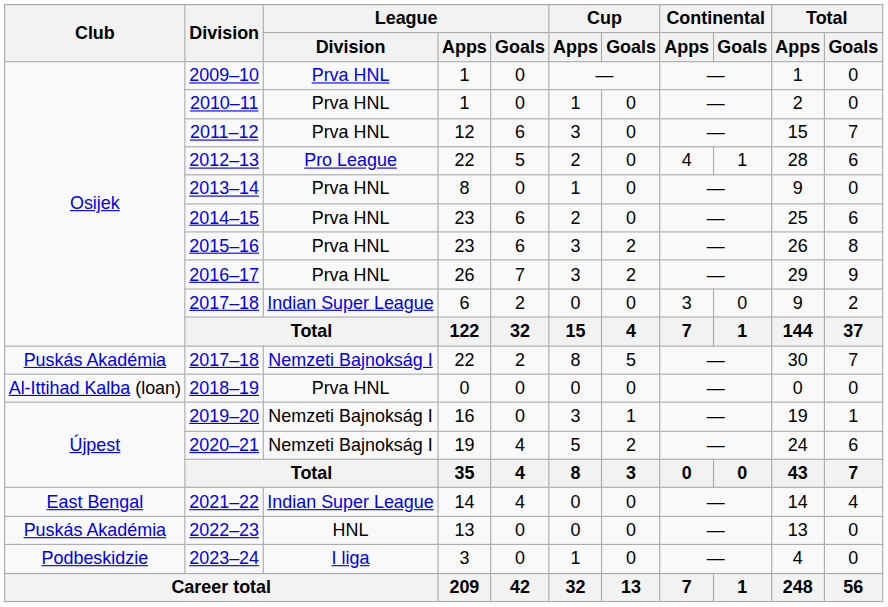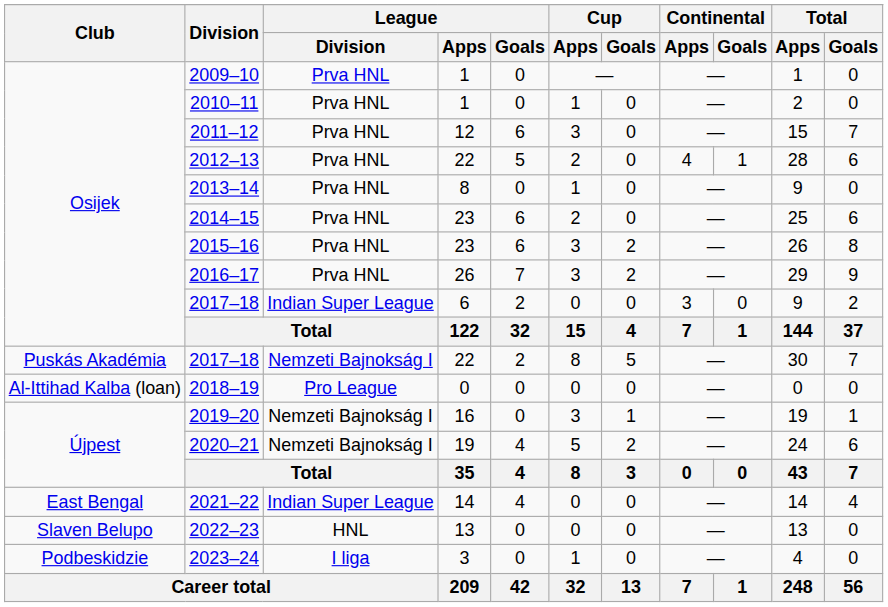(351, 160) Pro League -> (351, 160) Prva HNL
(351, 388) Prva HNL -> (351, 388) Pro League
(95, 530) Puskás Akadémia -> (95, 530) Slaven Belupo
